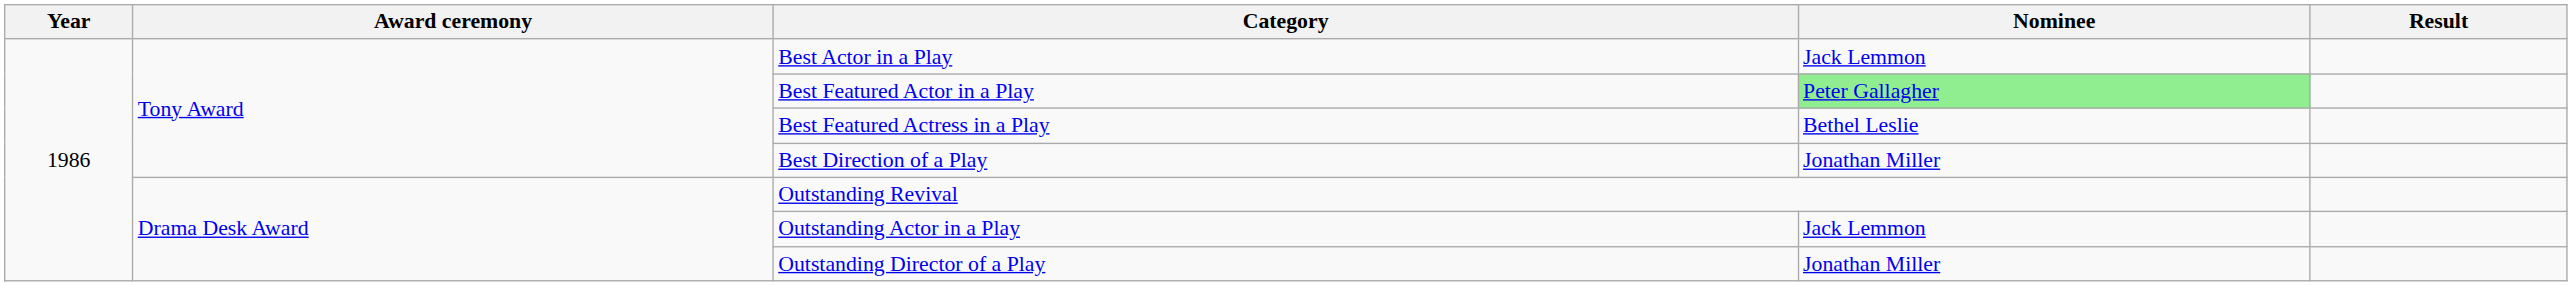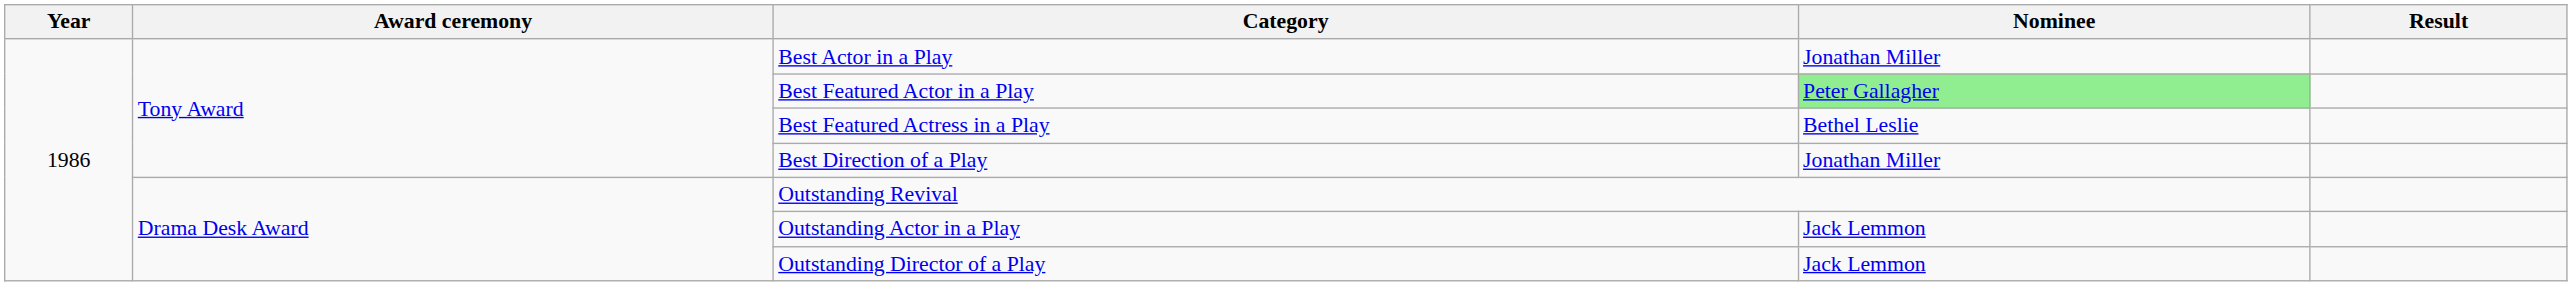(1864, 56) Jack Lemmon -> (1872, 56) Jonathan Miller
(1872, 263) Jonathan Miller -> (1864, 263) Jack Lemmon
